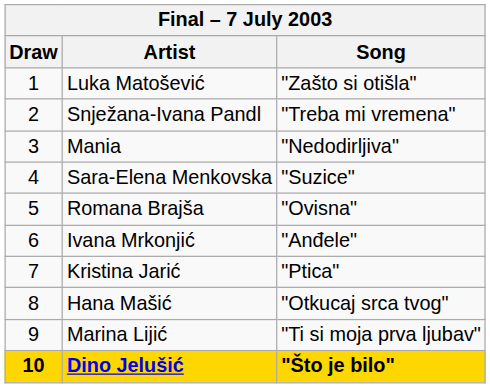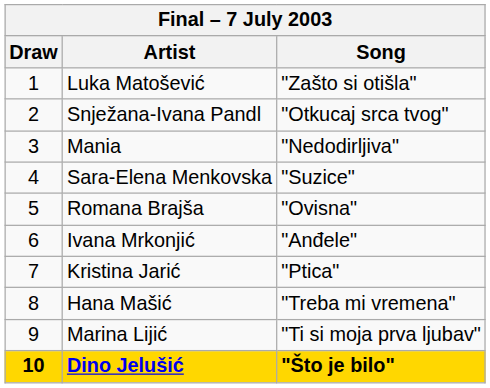(368, 114) "Treba mi vremena" -> (365, 114) "Otkucaj srca tvog"
(365, 303) "Otkucaj srca tvog" -> (368, 303) "Treba mi vremena"
